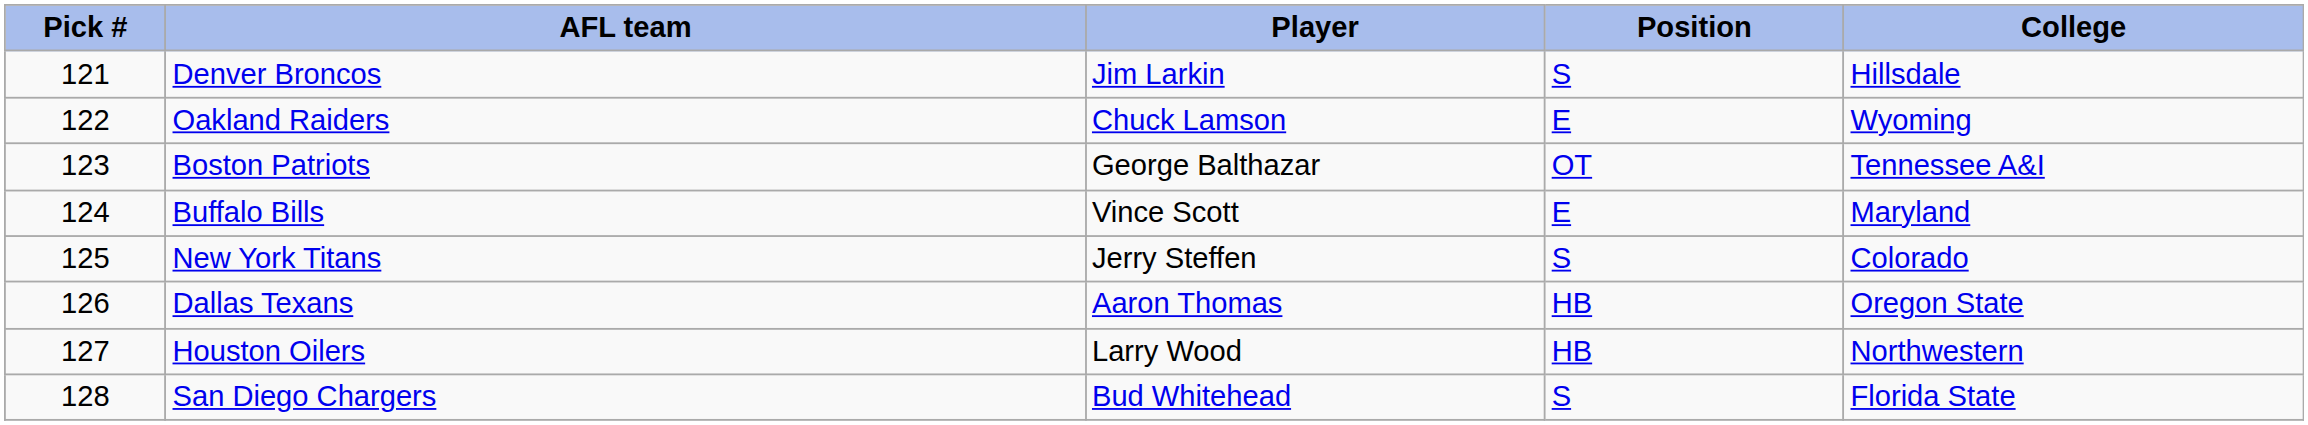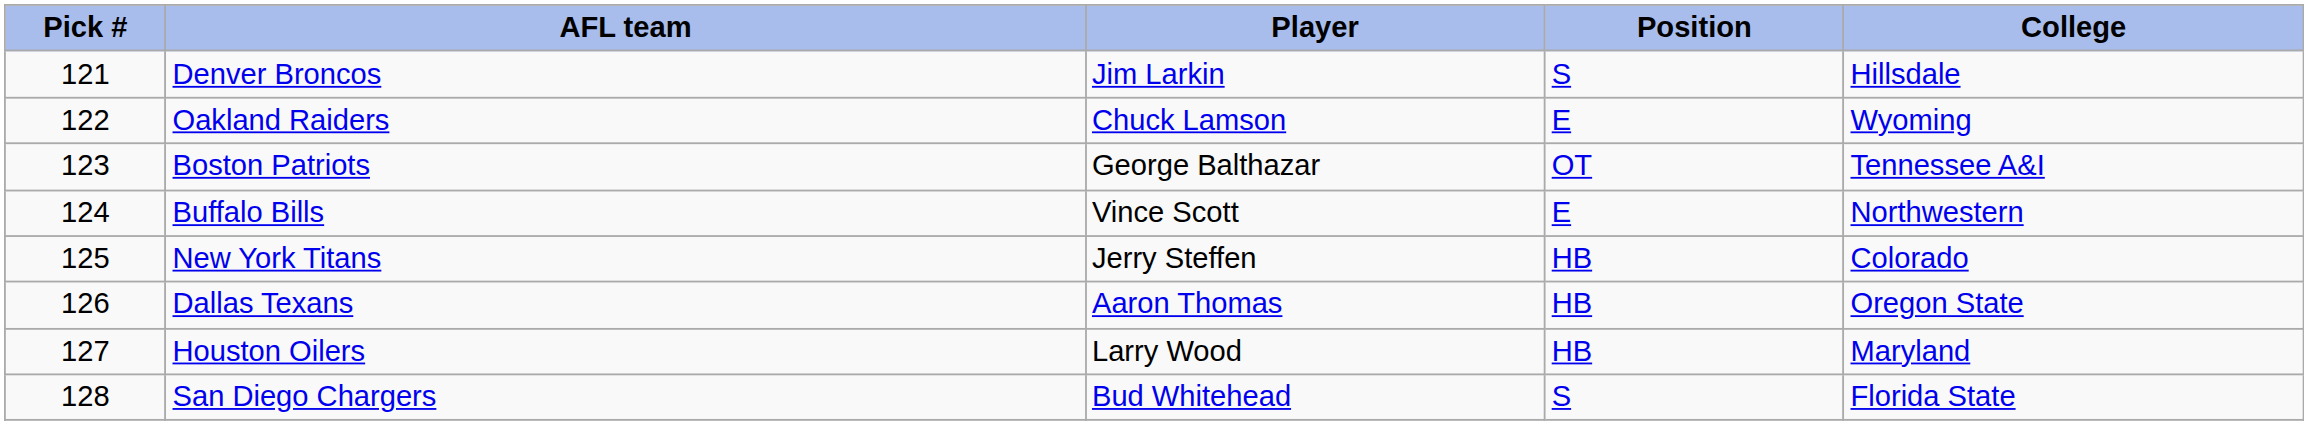(1910, 212) Maryland -> (1937, 212) Northwestern
(1561, 258) S -> (1572, 258) HB
(1937, 350) Northwestern -> (1910, 350) Maryland
